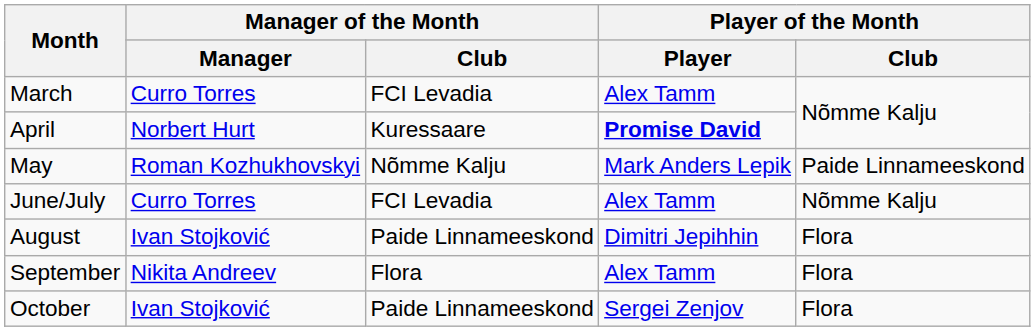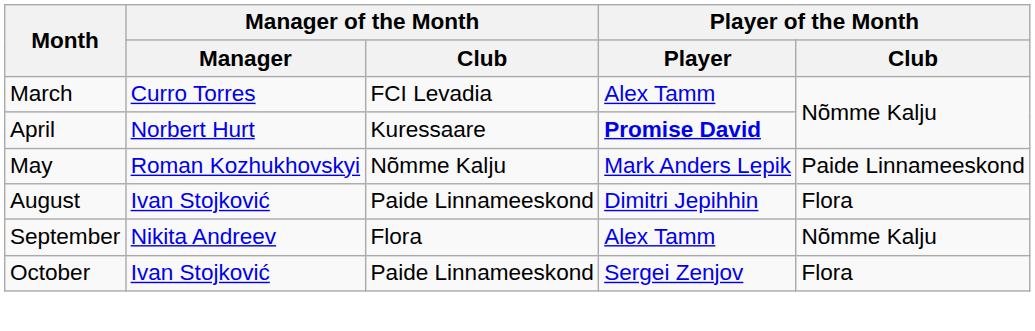- row: (58, 201)
(827, 272) Flora -> (869, 237) Nõmme Kalju
